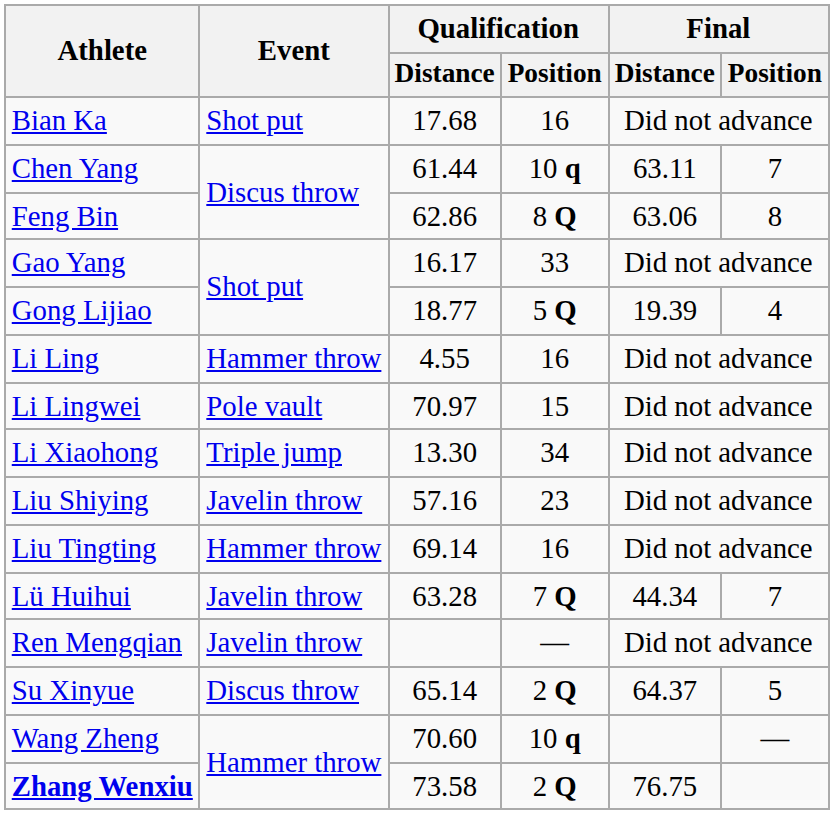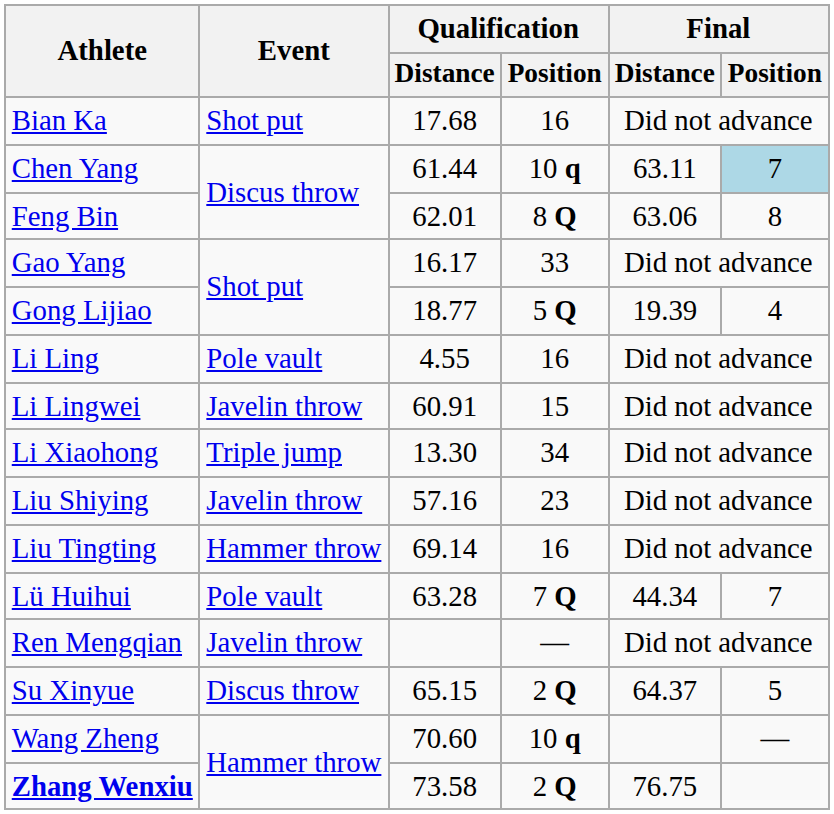(775, 168) no background -> (775, 168) lightblue background
(445, 216) 62.86 -> (445, 216) 62.01
(294, 358) Hammer throw -> (264, 358) Pole vault
(264, 406) Pole vault -> (284, 406) Javelin throw
(445, 406) 70.97 -> (445, 406) 60.91
(284, 596) Javelin throw -> (264, 596) Pole vault
(445, 691) 65.14 -> (445, 691) 65.15
